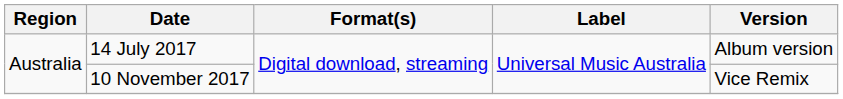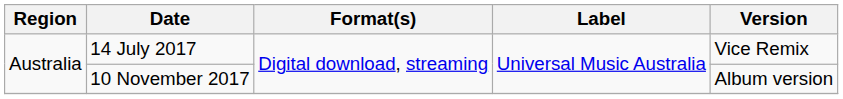(774, 49) Album version -> (762, 49) Vice Remix
(762, 78) Vice Remix -> (774, 78) Album version
